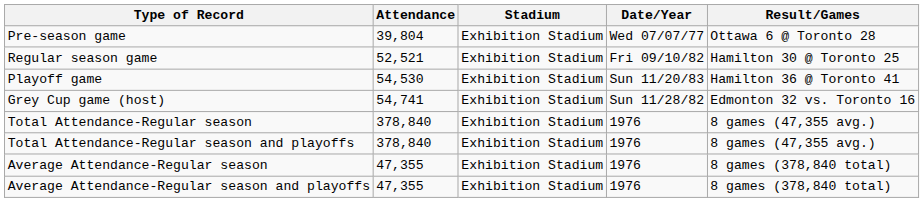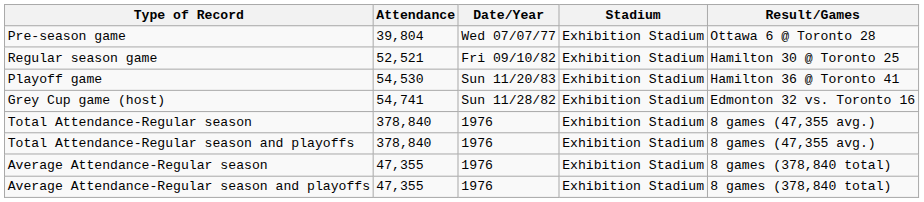columns swapped: (657, 15) <-> (532, 15)
